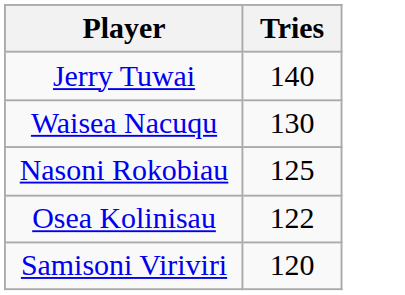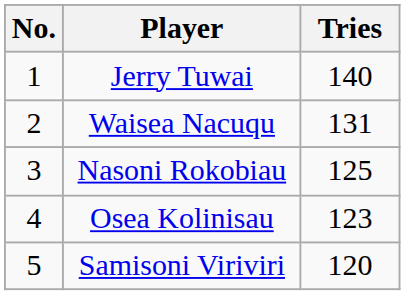+ column: (34, 28)
(292, 123) 130 -> (350, 123) 131
(292, 218) 122 -> (350, 218) 123
